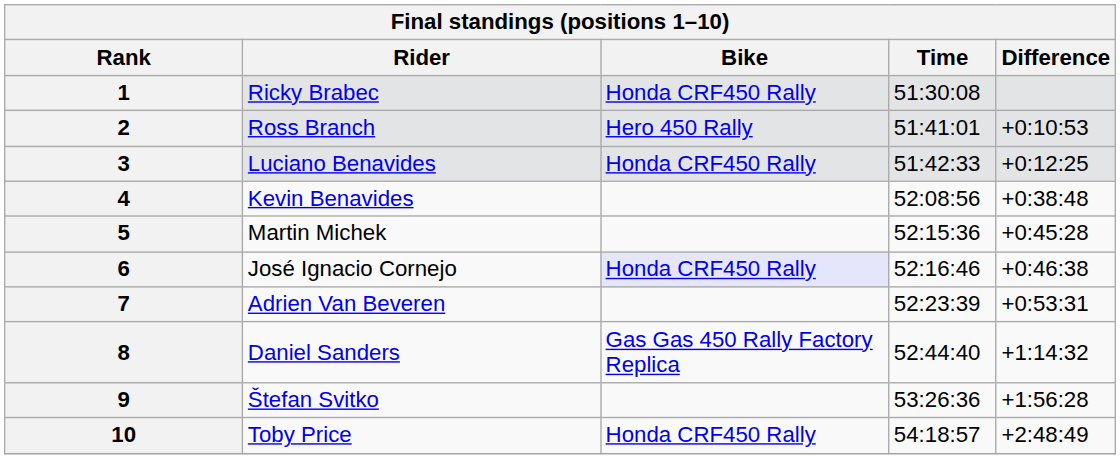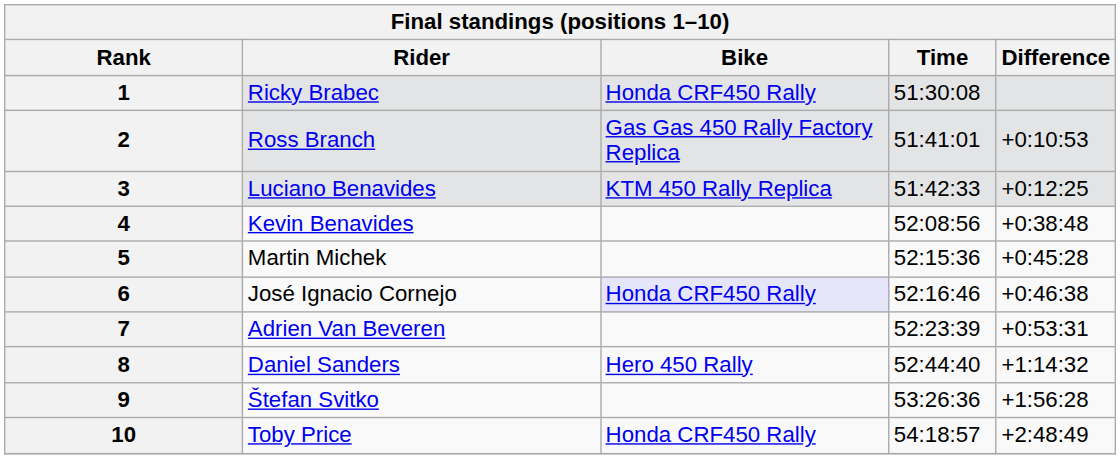(679, 127) Hero 450 Rally -> (739, 140) Gas Gas 450 Rally Factory Replica
(711, 163) Honda CRF450 Rally -> (719, 188) KTM 450 Rally Replica
(739, 352) Gas Gas 450 Rally Factory Replica -> (679, 364) Hero 450 Rally
